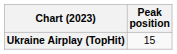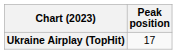(150, 40) 15 -> (150, 40) 17
